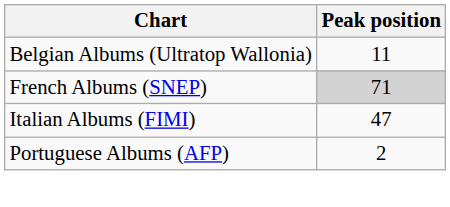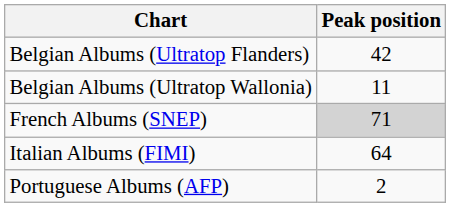+ row: (159, 53)
(381, 119) 47 -> (381, 152) 64
